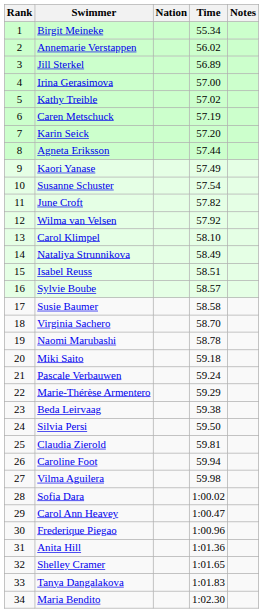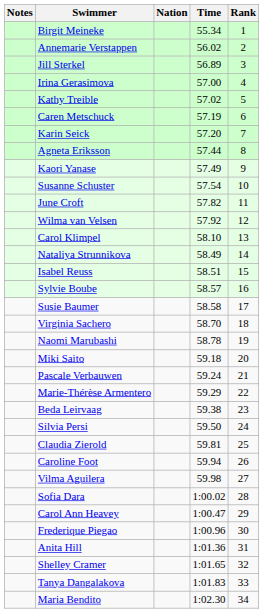columns swapped: (20, 13) <-> (243, 13)
